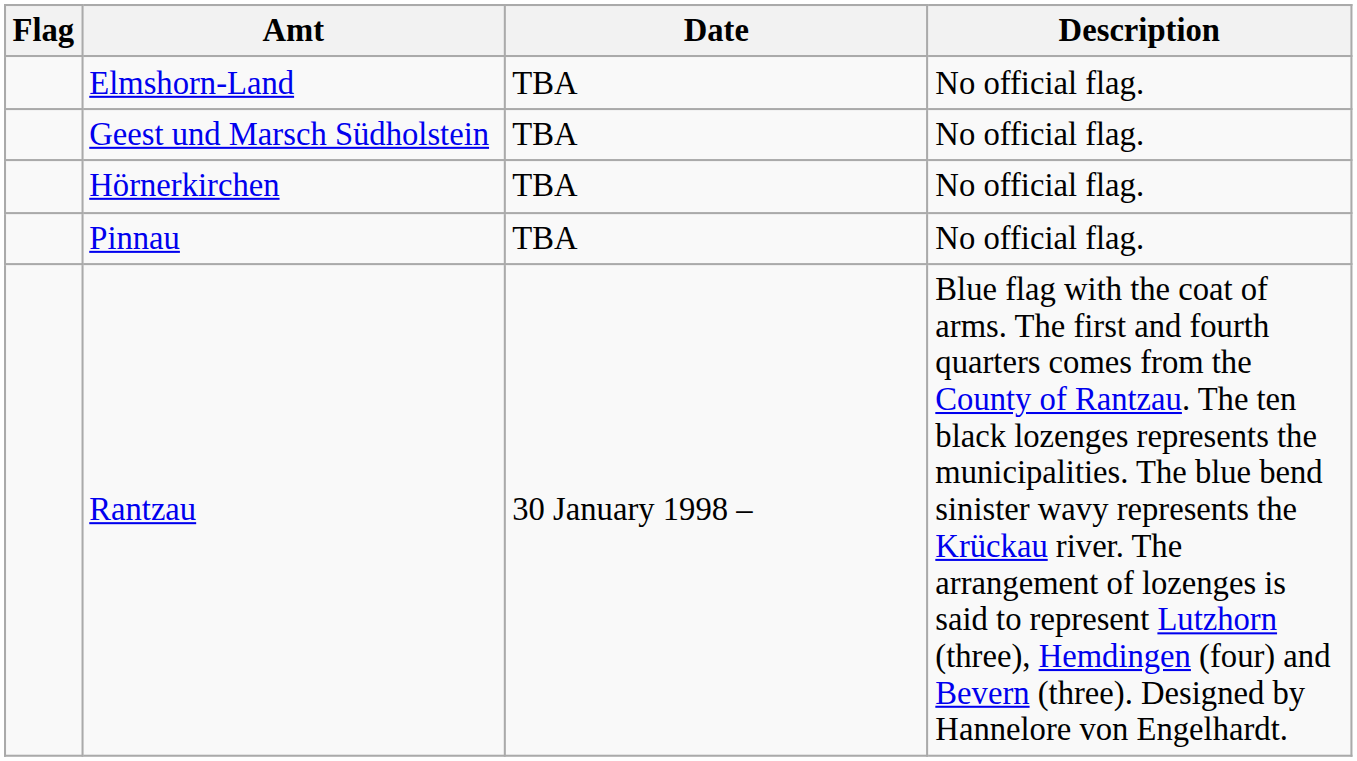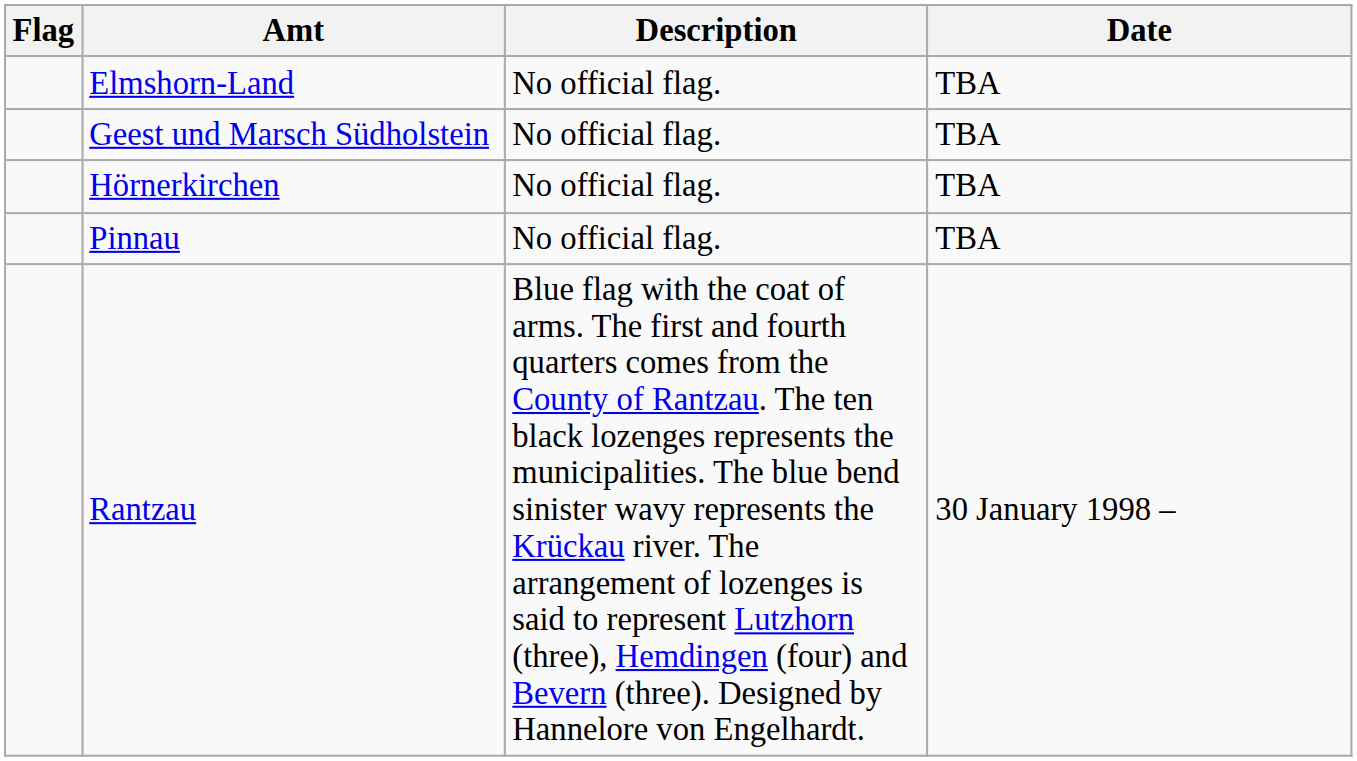columns swapped: (716, 30) <-> (1139, 30)
